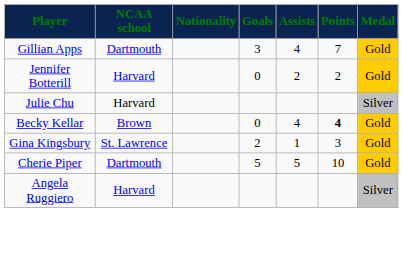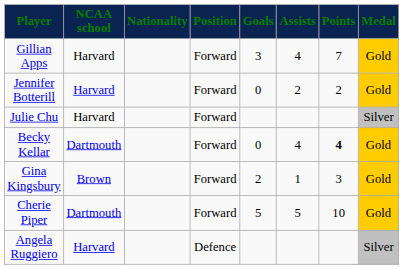+ column: (215, 21)
(134, 48) Dartmouth -> (94, 55) Harvard
(134, 123) Brown -> (94, 144) Dartmouth
(134, 143) St. Lawrence -> (94, 178) Brown
